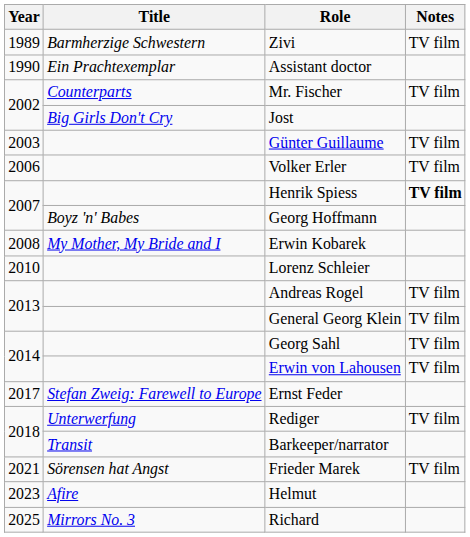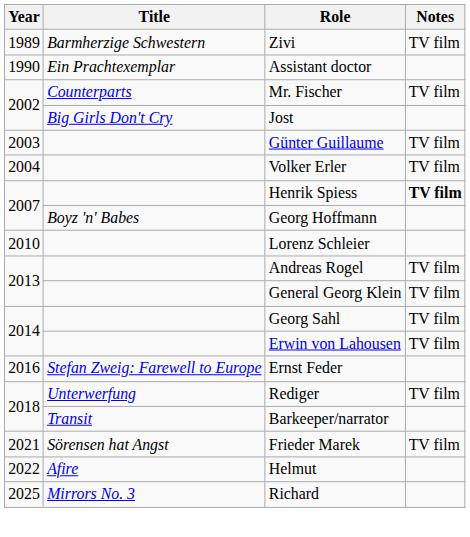(24, 167) 2006 -> (24, 167) 2004
- row: (317, 243)
(24, 393) 2017 -> (24, 368) 2016
(24, 494) 2023 -> (24, 469) 2022
